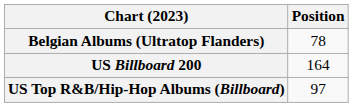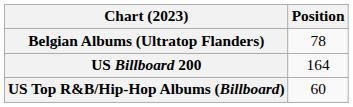(318, 89) 97 -> (318, 89) 60
